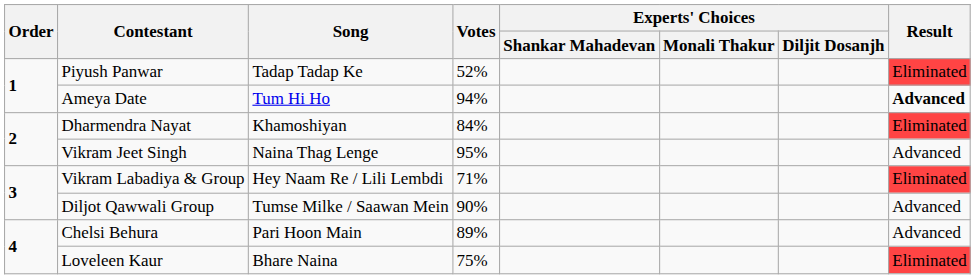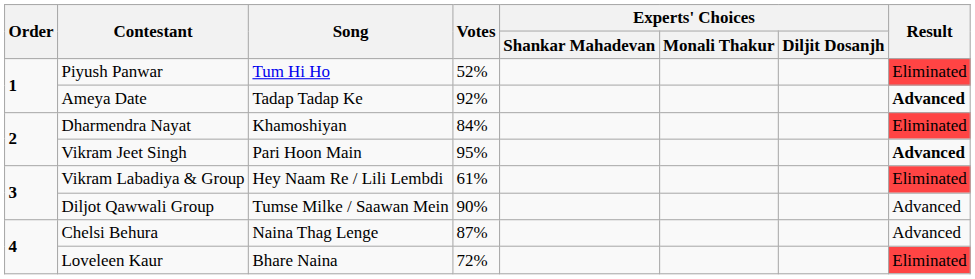(308, 71) Tadap Tadap Ke -> (291, 71) Tum Hi Ho
(291, 98) Tum Hi Ho -> (308, 98) Tadap Tadap Ke
(472, 98) 94% -> (472, 98) 92%
(315, 152) Naina Thag Lenge -> (307, 152) Pari Hoon Main
(927, 152) normal -> (929, 152) bold
(472, 179) 71% -> (472, 179) 61%
(307, 233) Pari Hoon Main -> (315, 233) Naina Thag Lenge
(472, 233) 89% -> (472, 233) 87%
(472, 260) 75% -> (472, 260) 72%
